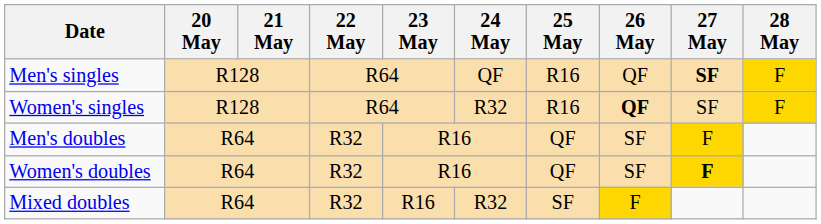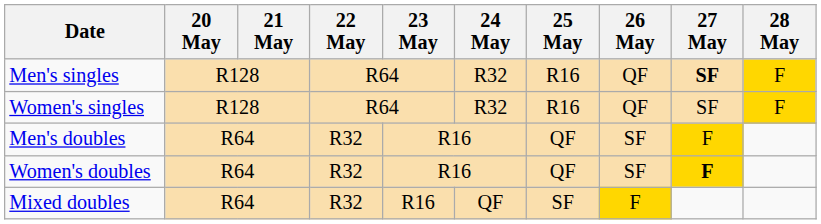(490, 75) QF -> (490, 75) R32
(635, 107) bold -> (635, 107) normal
(490, 203) R32 -> (490, 203) QF
